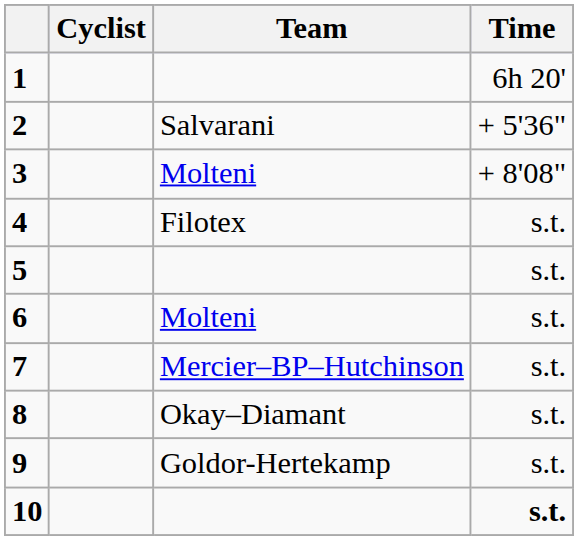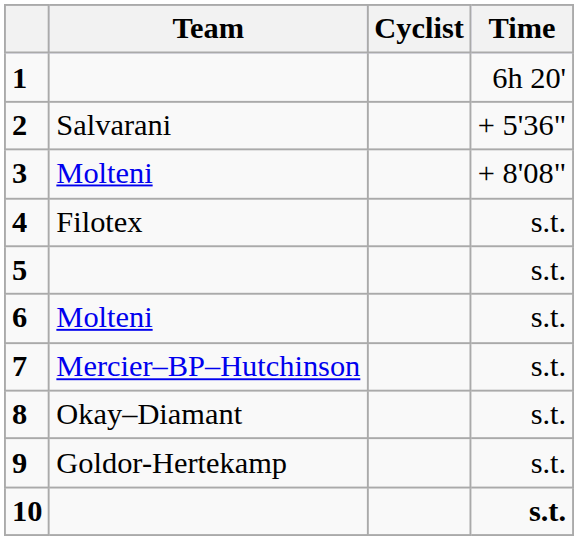columns swapped: (101, 28) <-> (312, 28)
